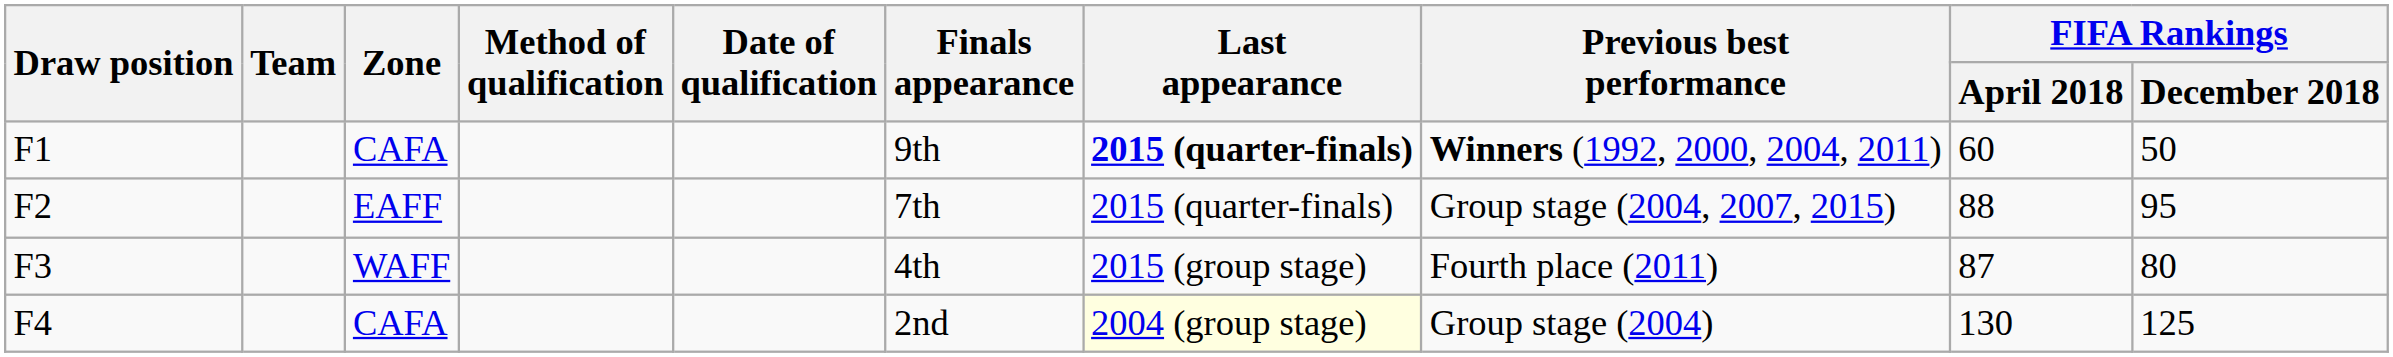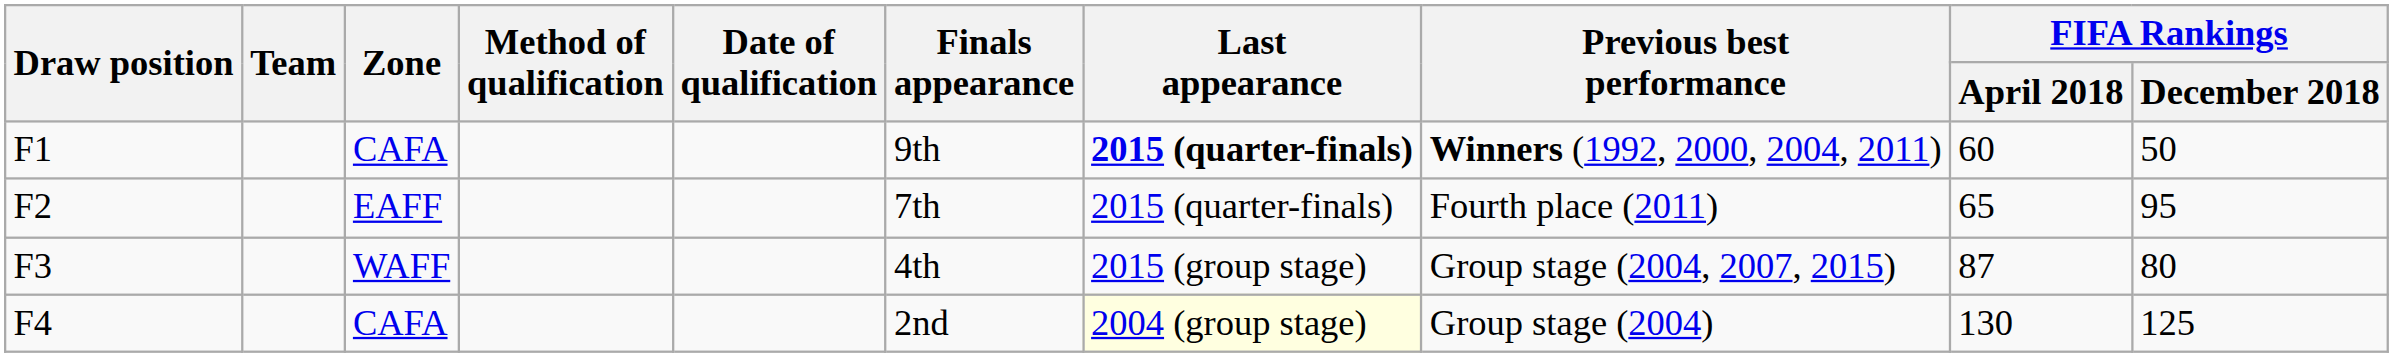(1663, 206) Group stage (2004, 2007, 2015) -> (1574, 206) Fourth place (2011)
(1977, 206) 88 -> (1977, 206) 65
(1574, 264) Fourth place (2011) -> (1663, 264) Group stage (2004, 2007, 2015)
